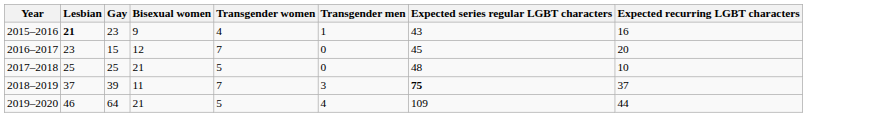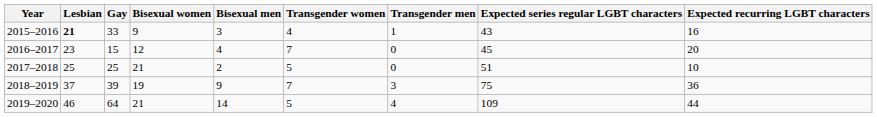+ column: (249, 13)
(113, 31) 23 -> (113, 31) 33
(417, 67) 48 -> (487, 67) 51
(138, 85) 11 -> (138, 85) 19
(417, 85) bold -> (487, 85) normal
(623, 85) 37 -> (693, 85) 36
